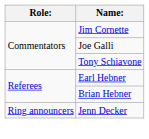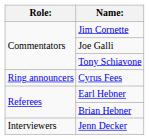+ row: (100, 78)
(41, 110) Ring announcers -> (32, 126) Interviewers
